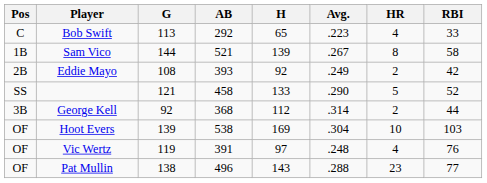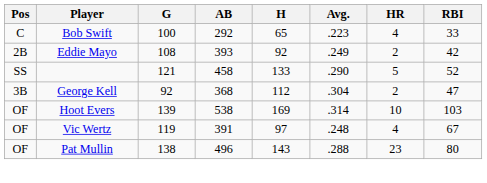(167, 33) 113 -> (167, 33) 100
- row: (87, 52)
(338, 110) .314 -> (338, 91) .304
(453, 110) 44 -> (453, 91) 47
(338, 129) .304 -> (338, 110) .314
(453, 149) 76 -> (453, 129) 67
(453, 168) 77 -> (453, 149) 80
